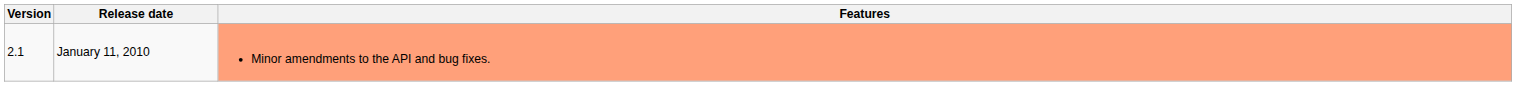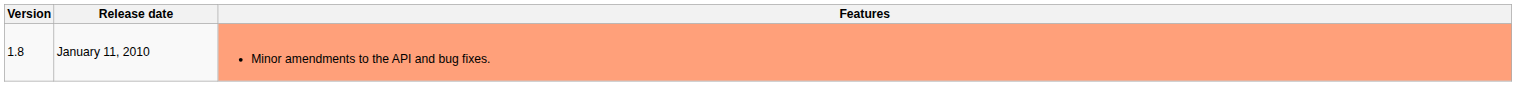(16, 52) 2.1 -> (16, 52) 1.8
